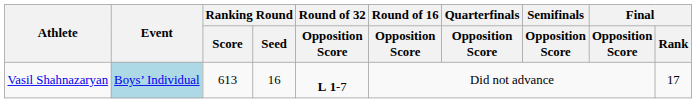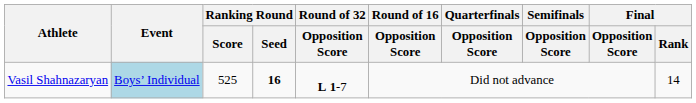(228, 80) 613 -> (228, 80) 525
(274, 80) normal -> (274, 80) bold
(673, 80) 17 -> (673, 80) 14
